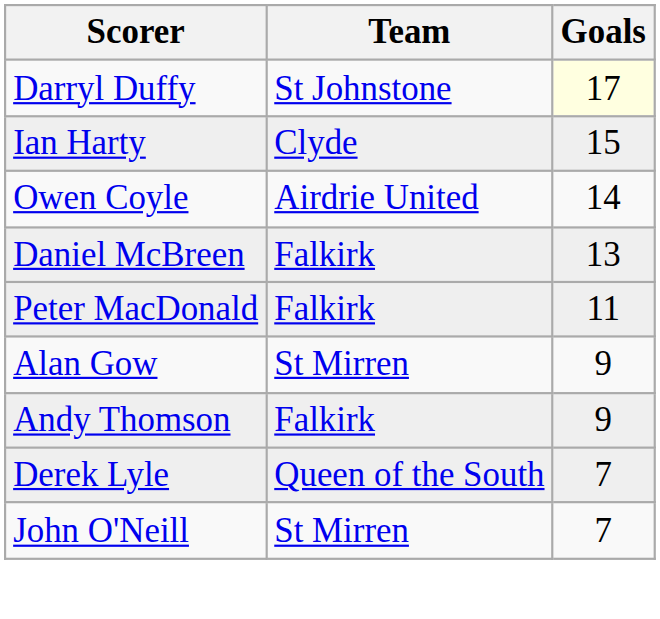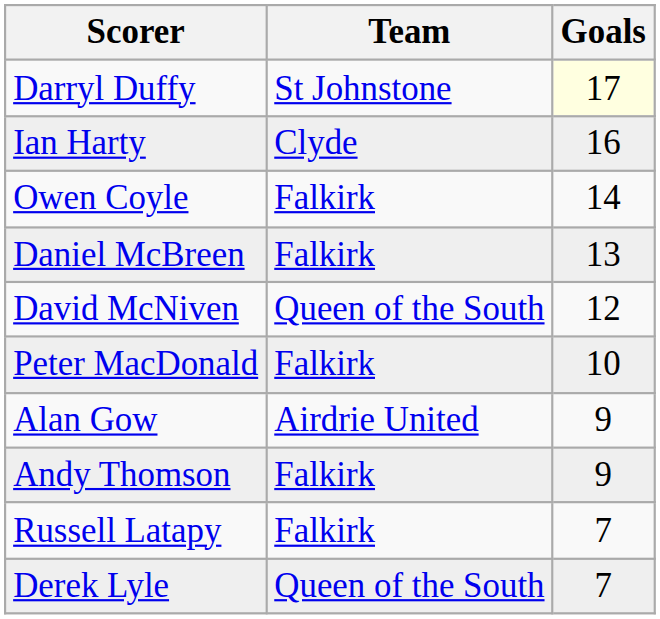(603, 142) 15 -> (603, 142) 16
(376, 198) Airdrie United -> (325, 198) Falkirk
+ row: (126, 308)
(603, 308) 11 -> (603, 364) 10
(342, 364) St Mirren -> (376, 419) Airdrie United
+ row: (117, 530)
- row: (101, 530)
